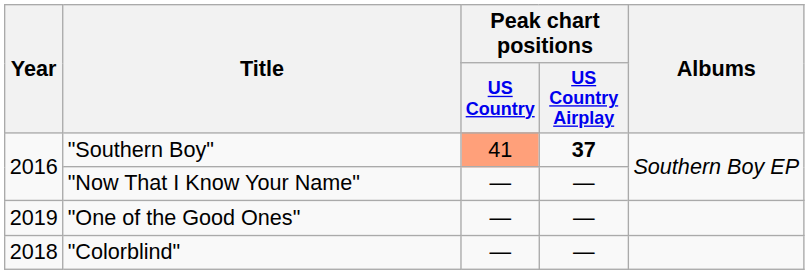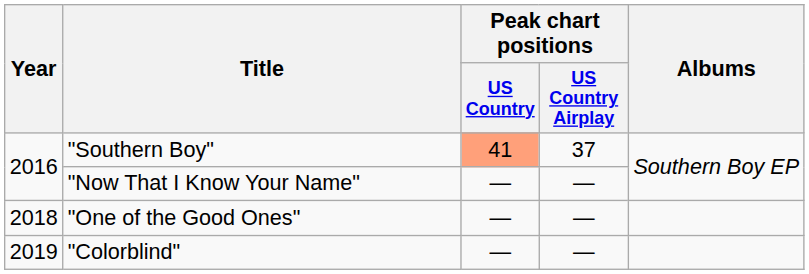(584, 149) bold -> (584, 149) normal
(34, 217) 2019 -> (34, 217) 2018
(34, 252) 2018 -> (34, 252) 2019
